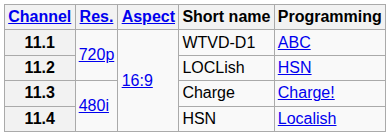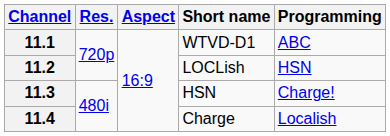(209, 93) Charge -> (199, 93) HSN
(199, 118) HSN -> (209, 118) Charge
